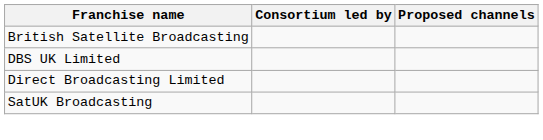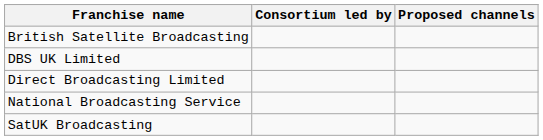+ row: (124, 103)
